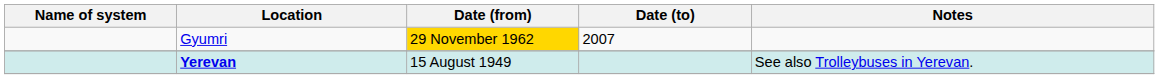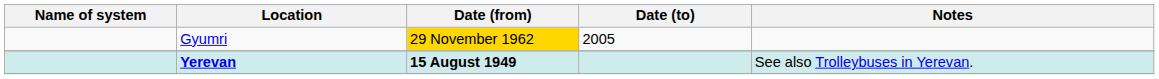(599, 39) 2007 -> (599, 39) 2005
(461, 62) normal -> (463, 62) bold
